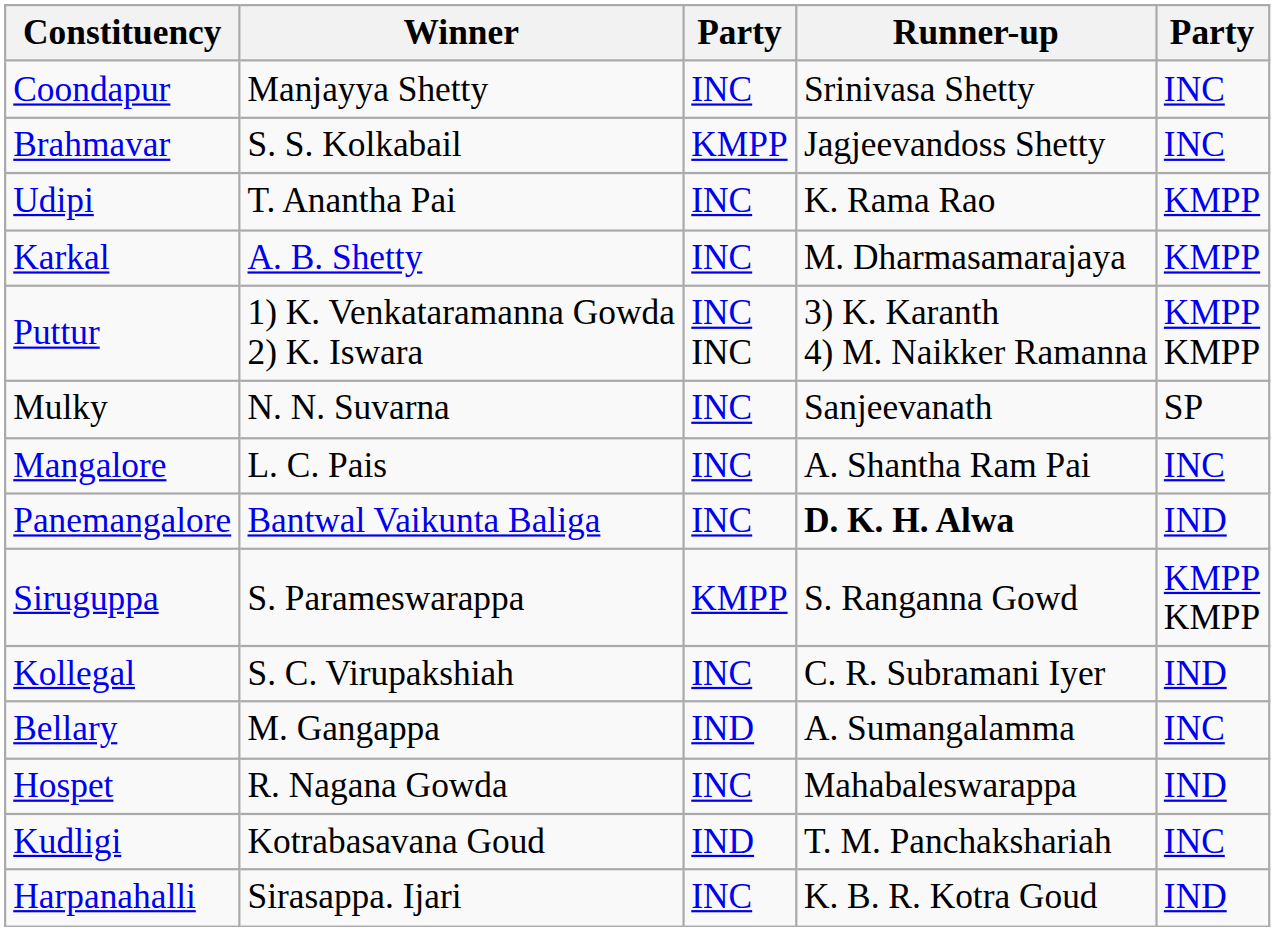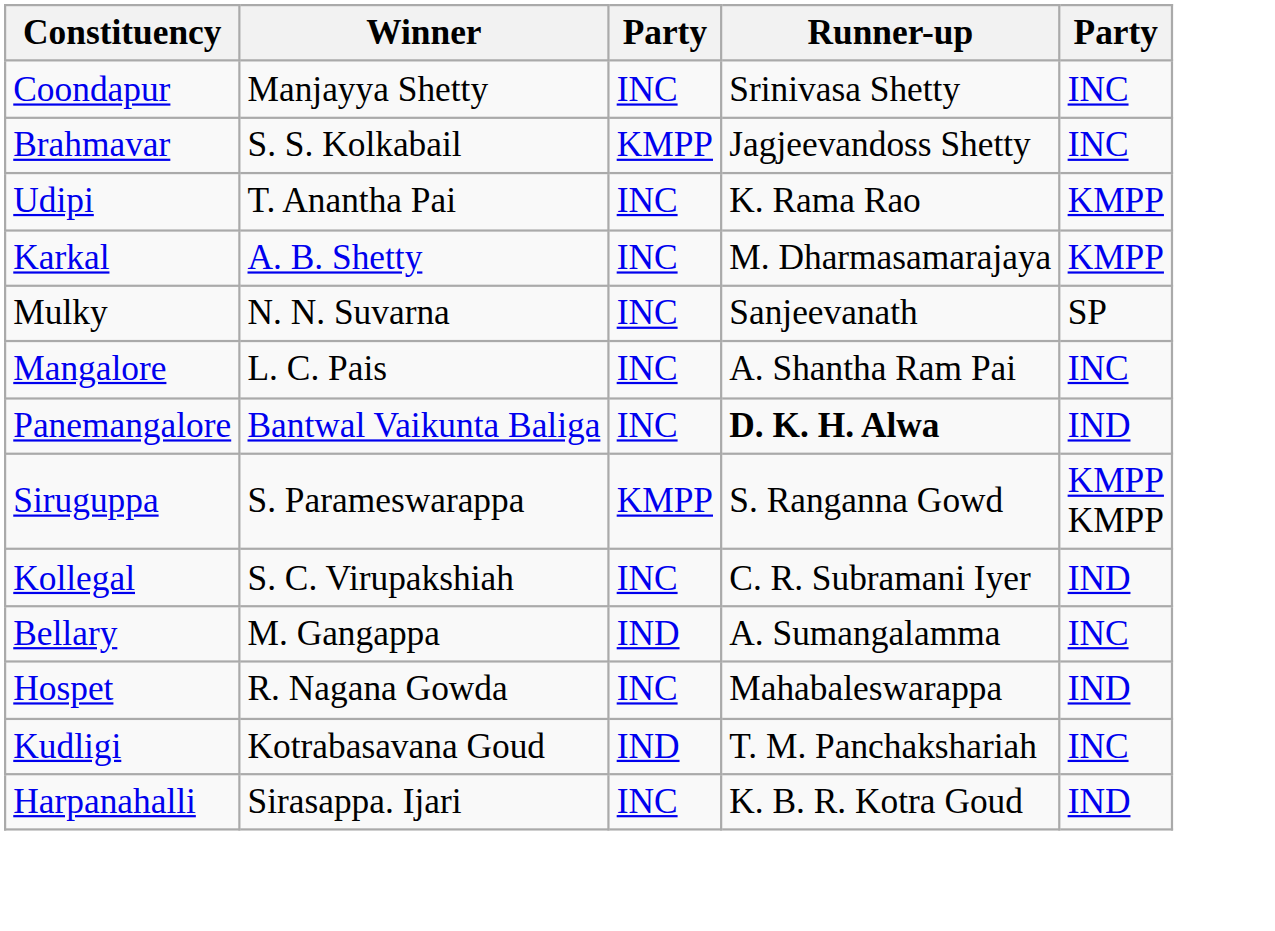- row: (56, 332)
